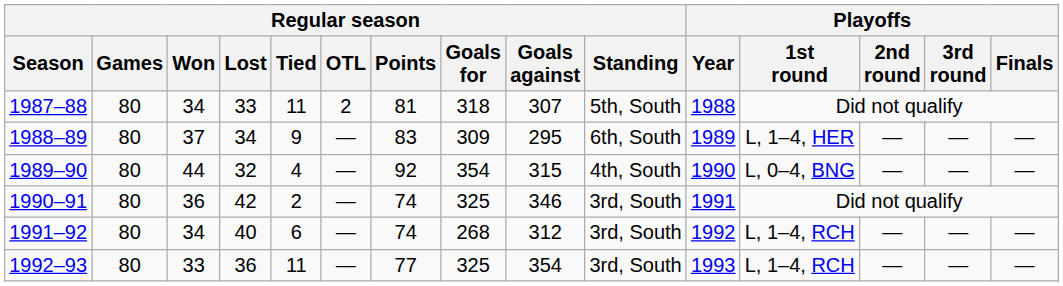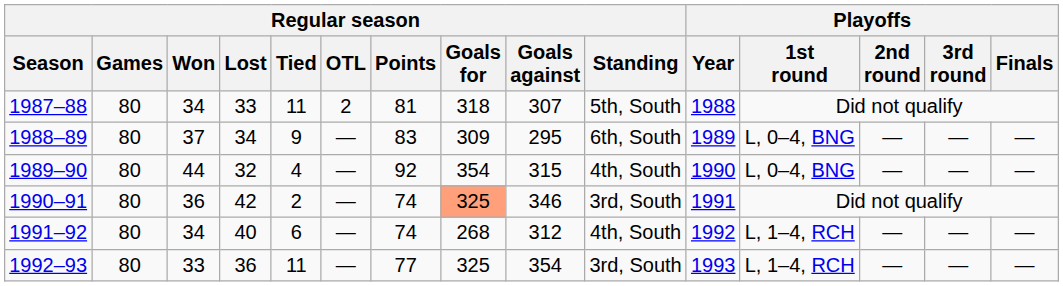(800, 138) L, 1–4, HER -> (800, 138) L, 0–4, BNG
(473, 201) no background -> (473, 201) lightsalmon background
(636, 233) 3rd, South -> (636, 233) 4th, South
